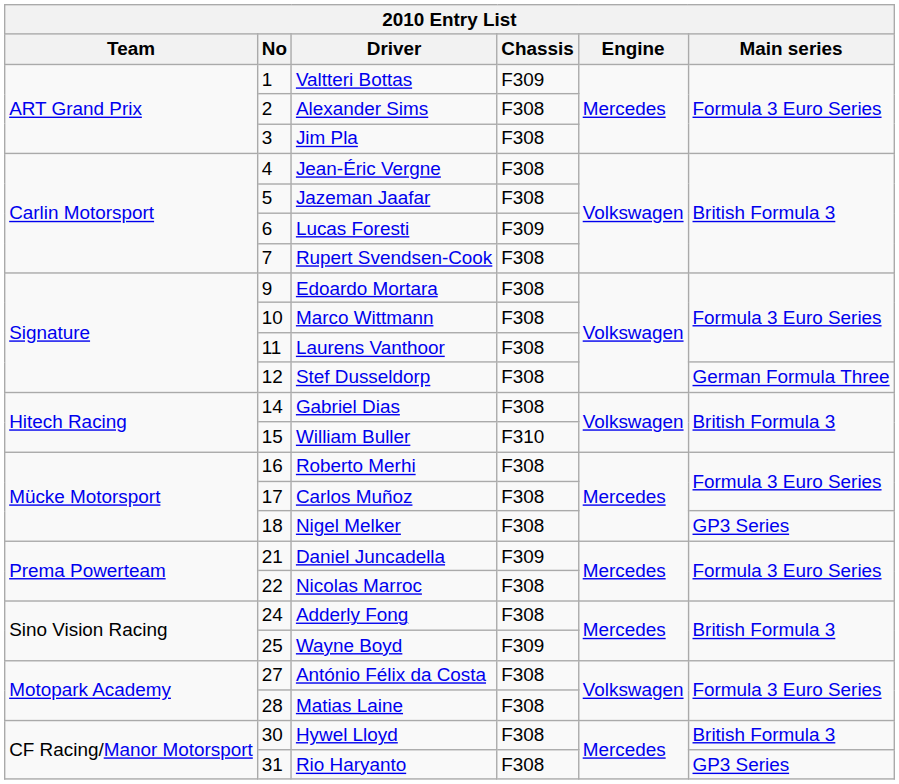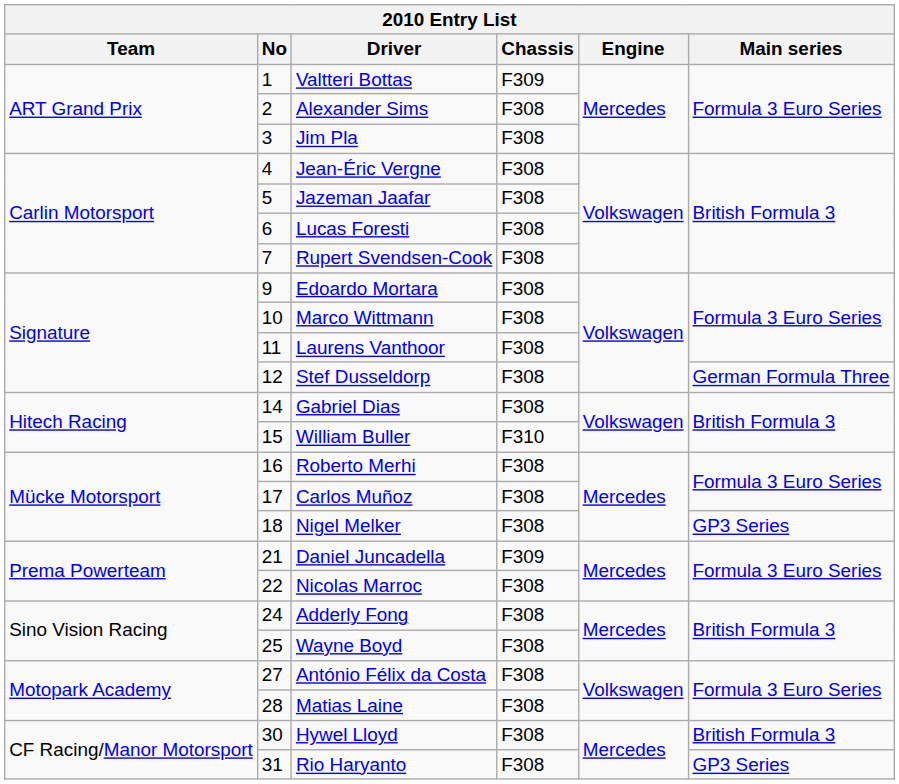(523, 228) F309 -> (523, 228) F308
(523, 645) F309 -> (523, 645) F308
